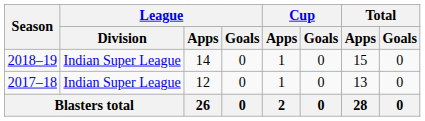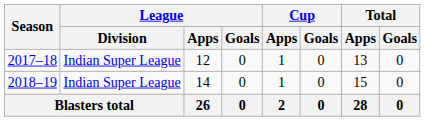rows swapped: (32, 82) <-> (32, 60)
